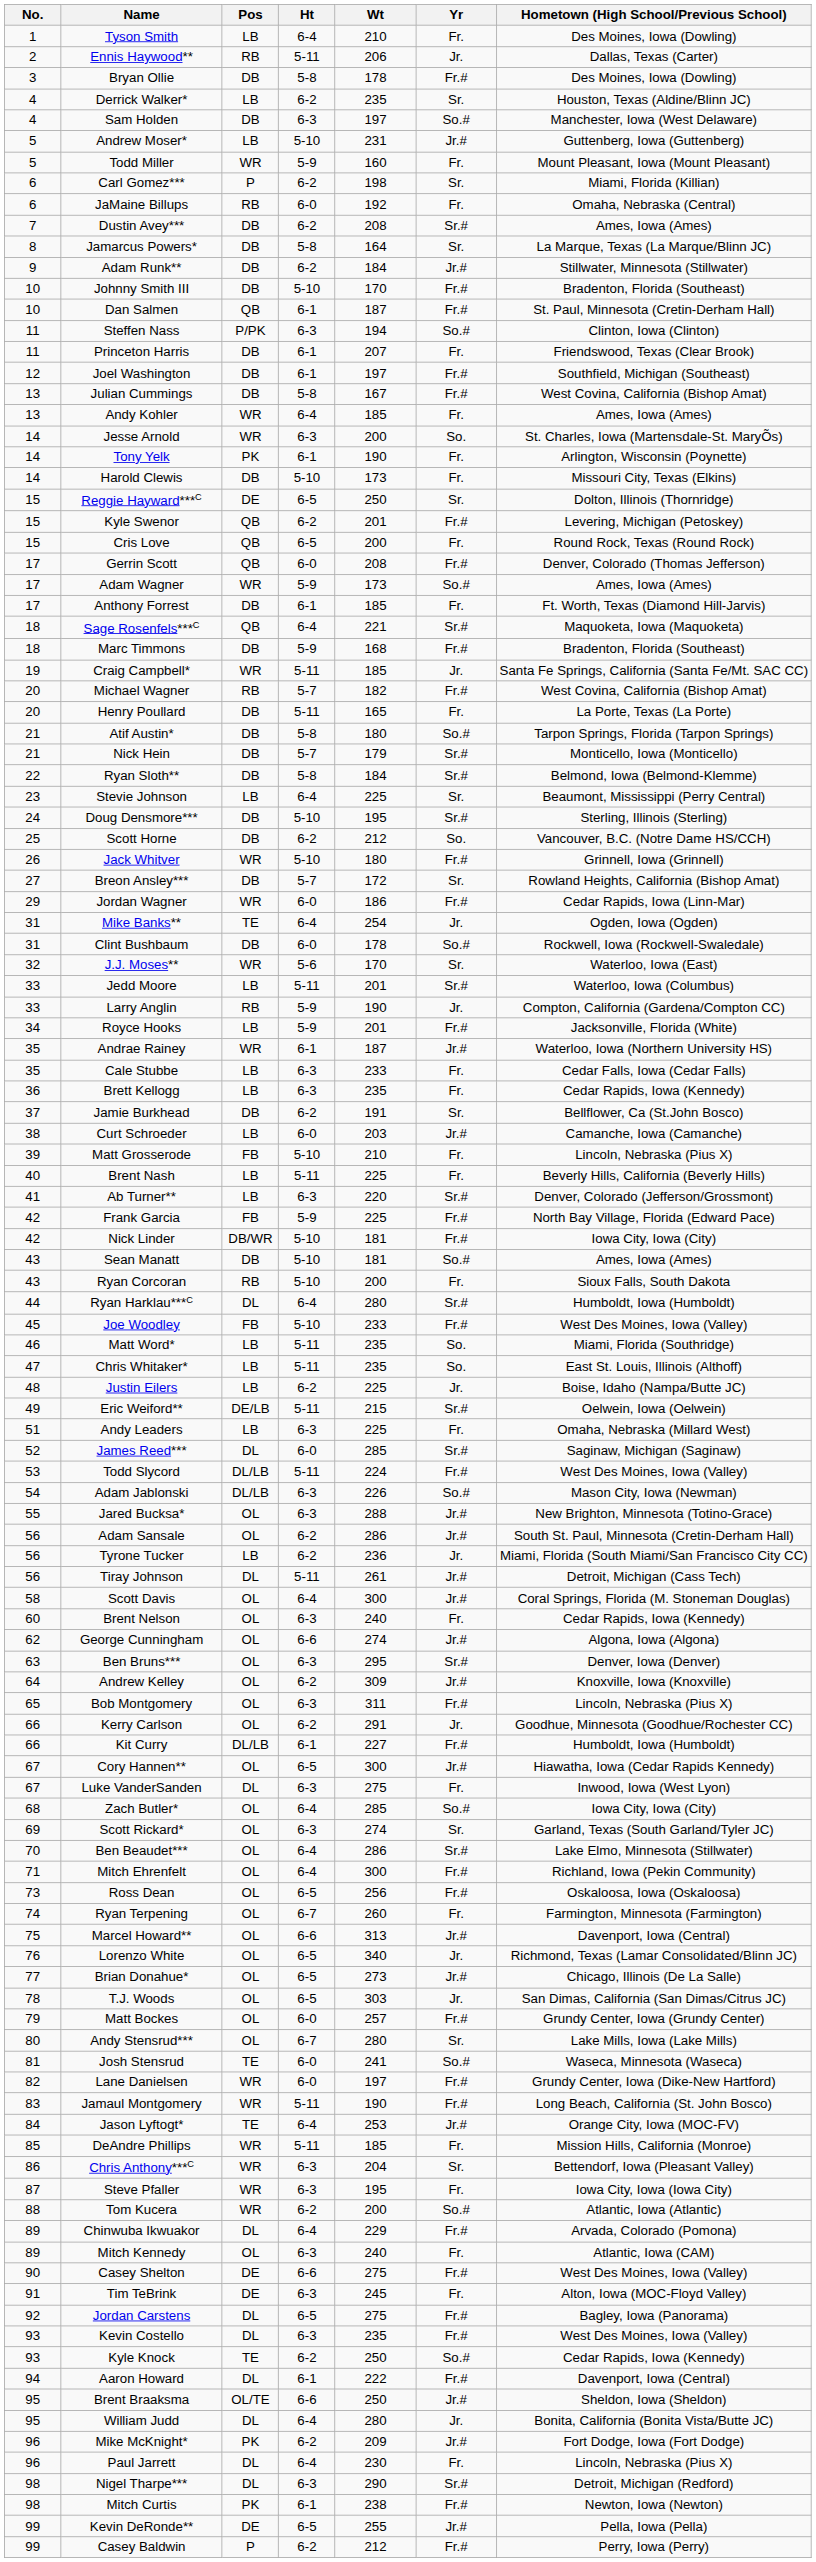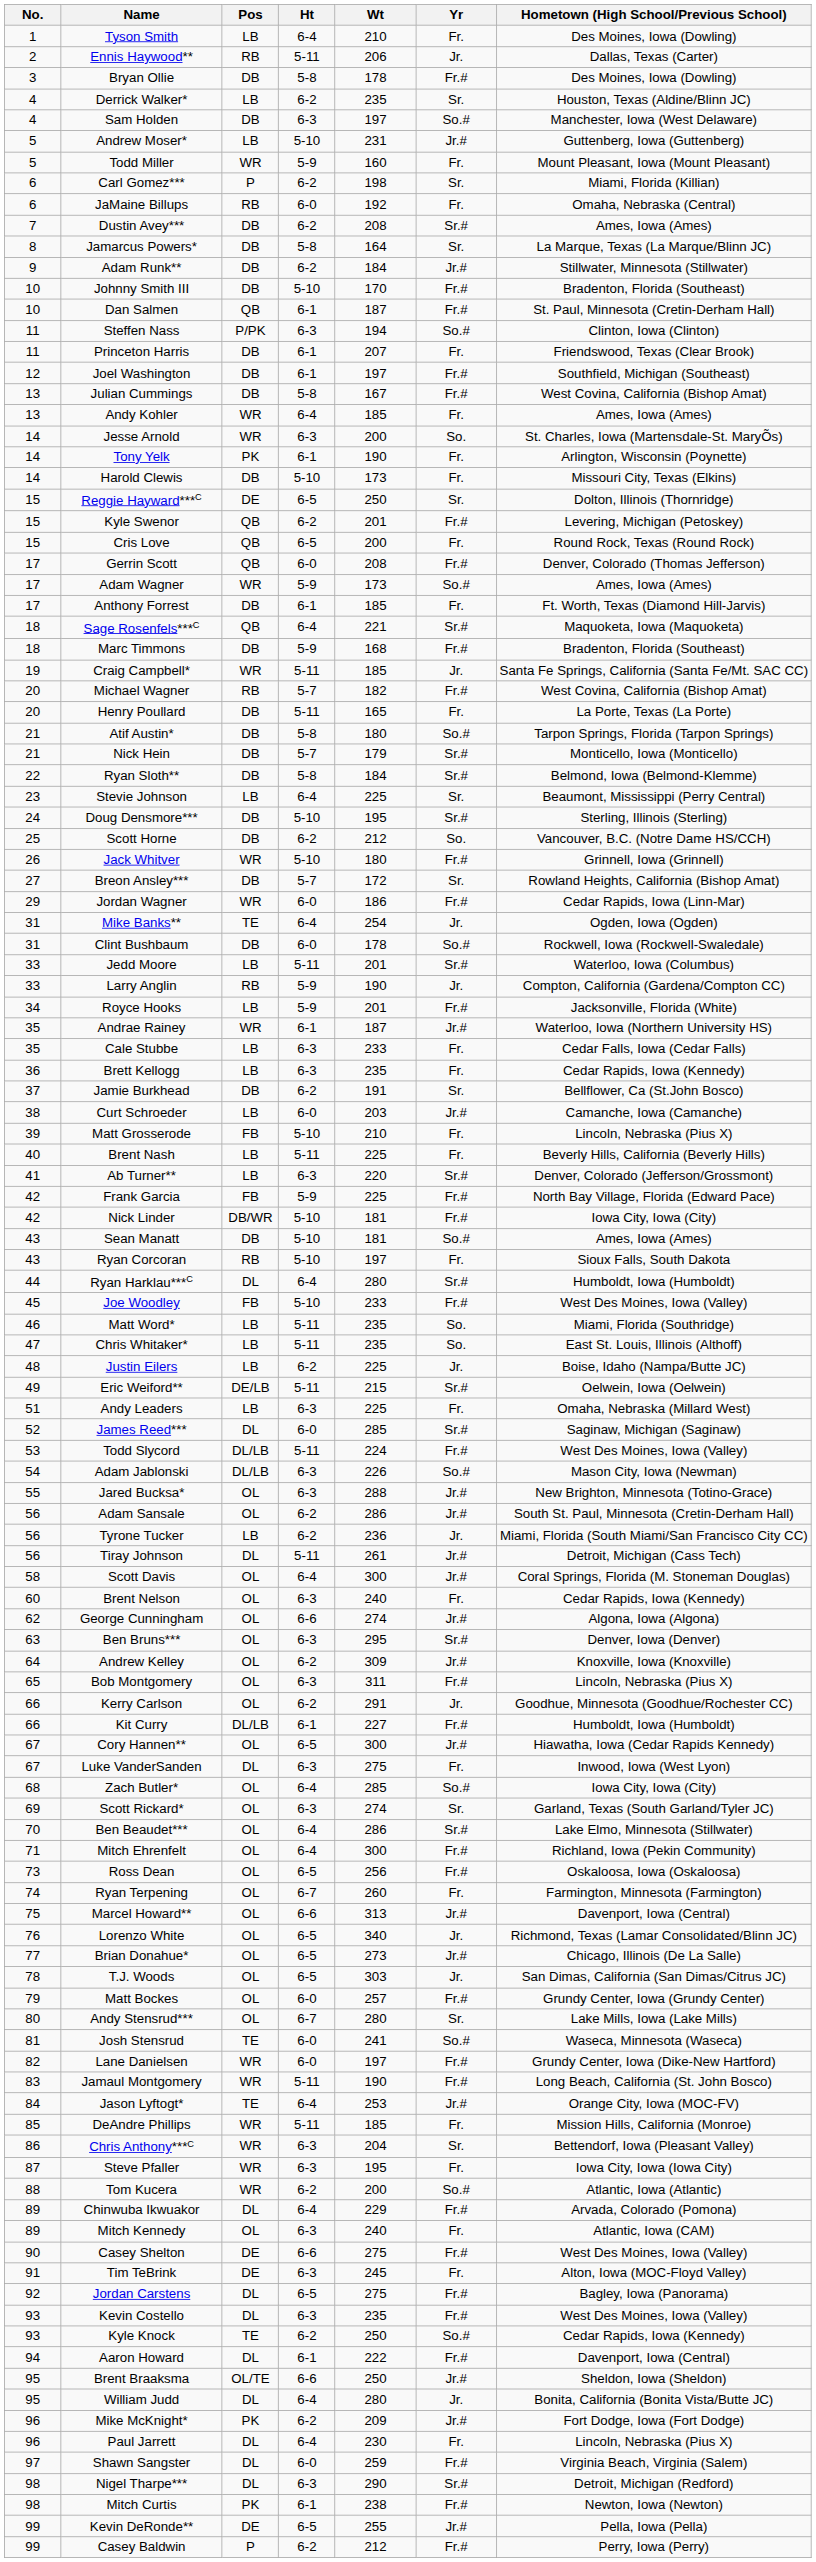- row: (142, 965)
(375, 1281) 200 -> (375, 1260) 197
+ row: (142, 2462)
